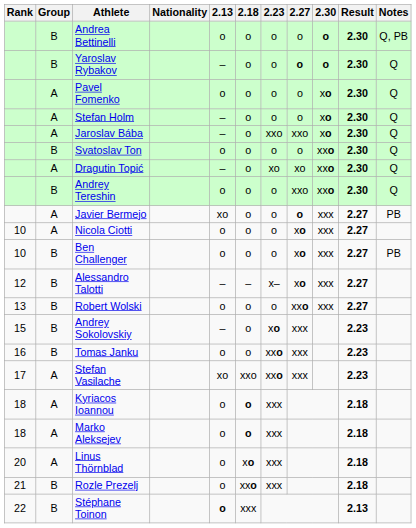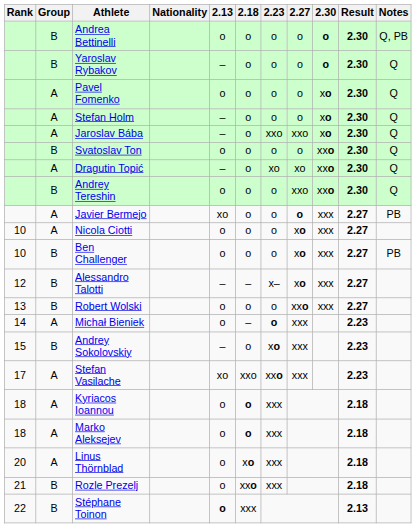(300, 65) bold -> (300, 65) normal
+ row: (110, 323)
- row: (107, 352)
